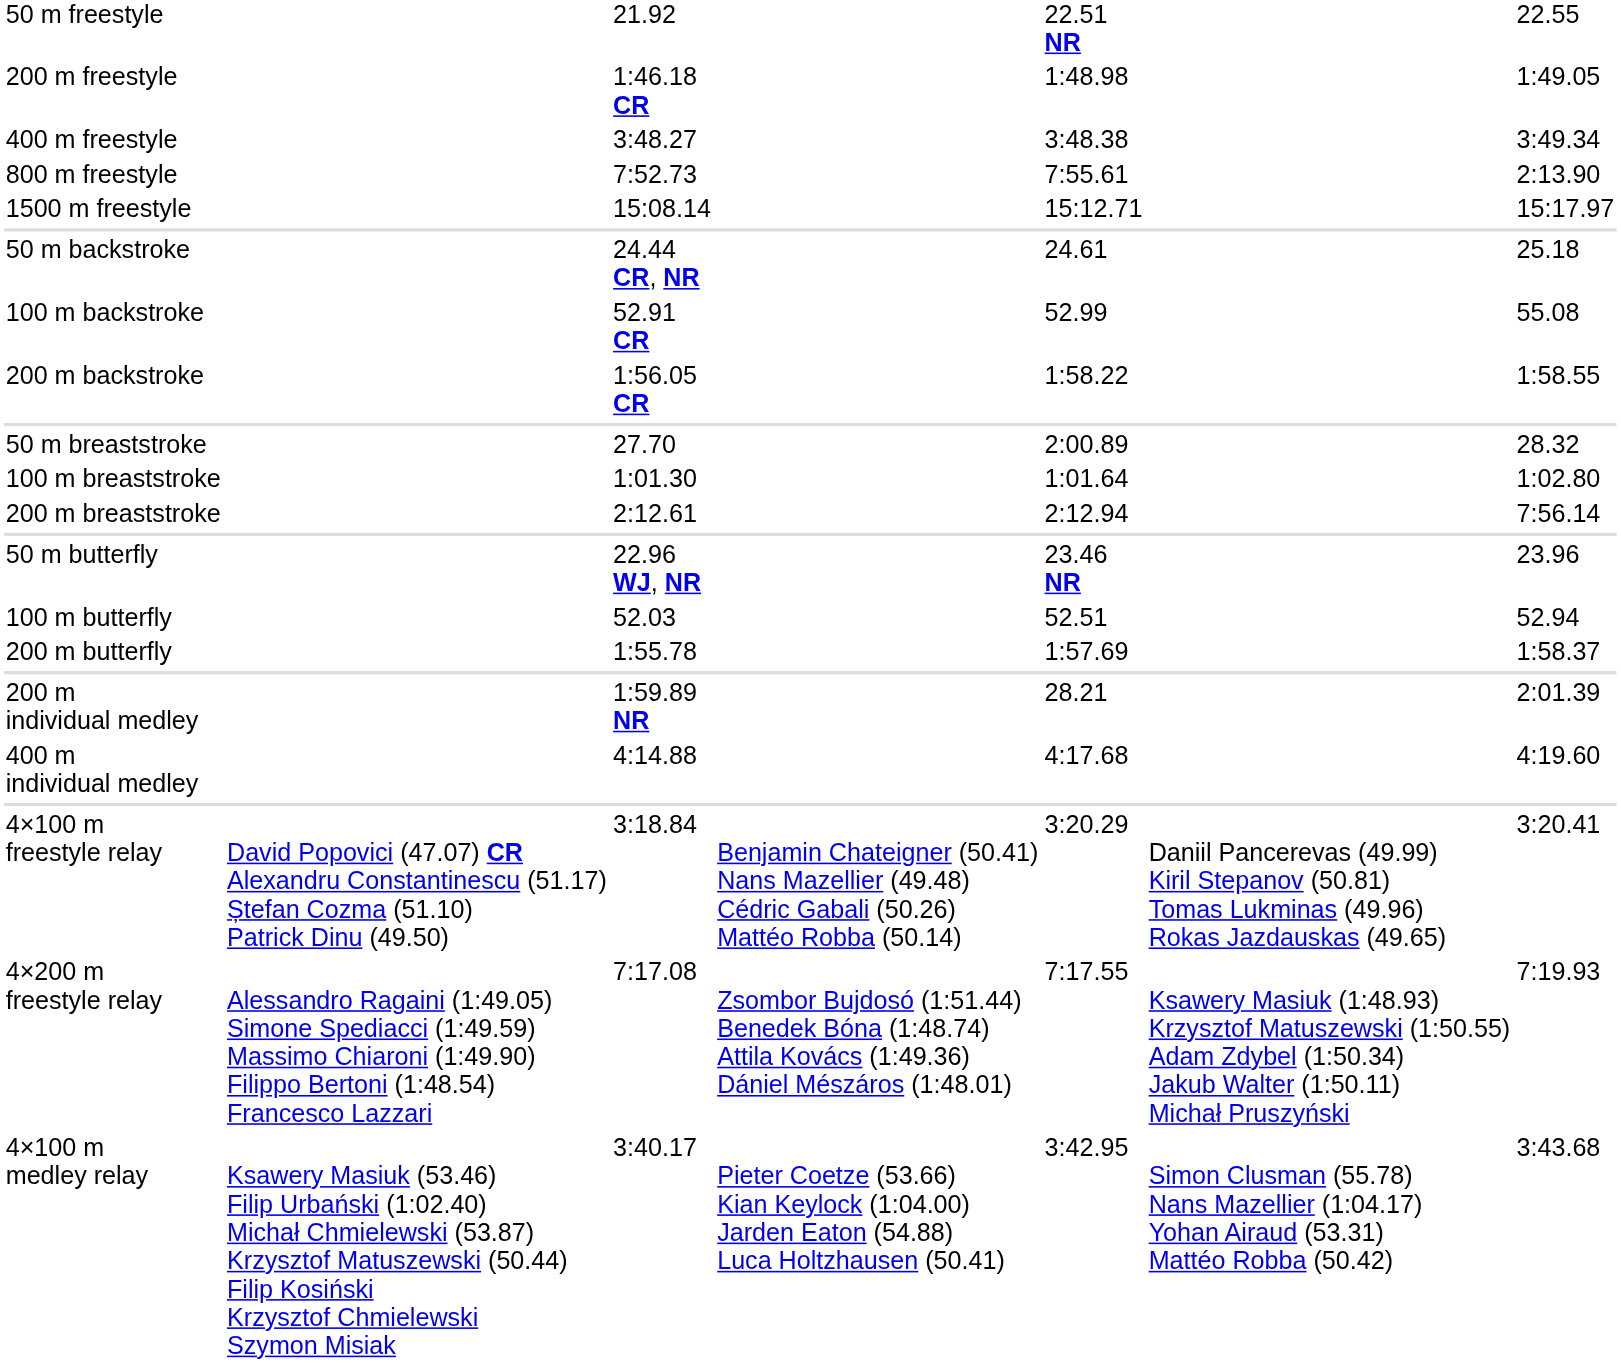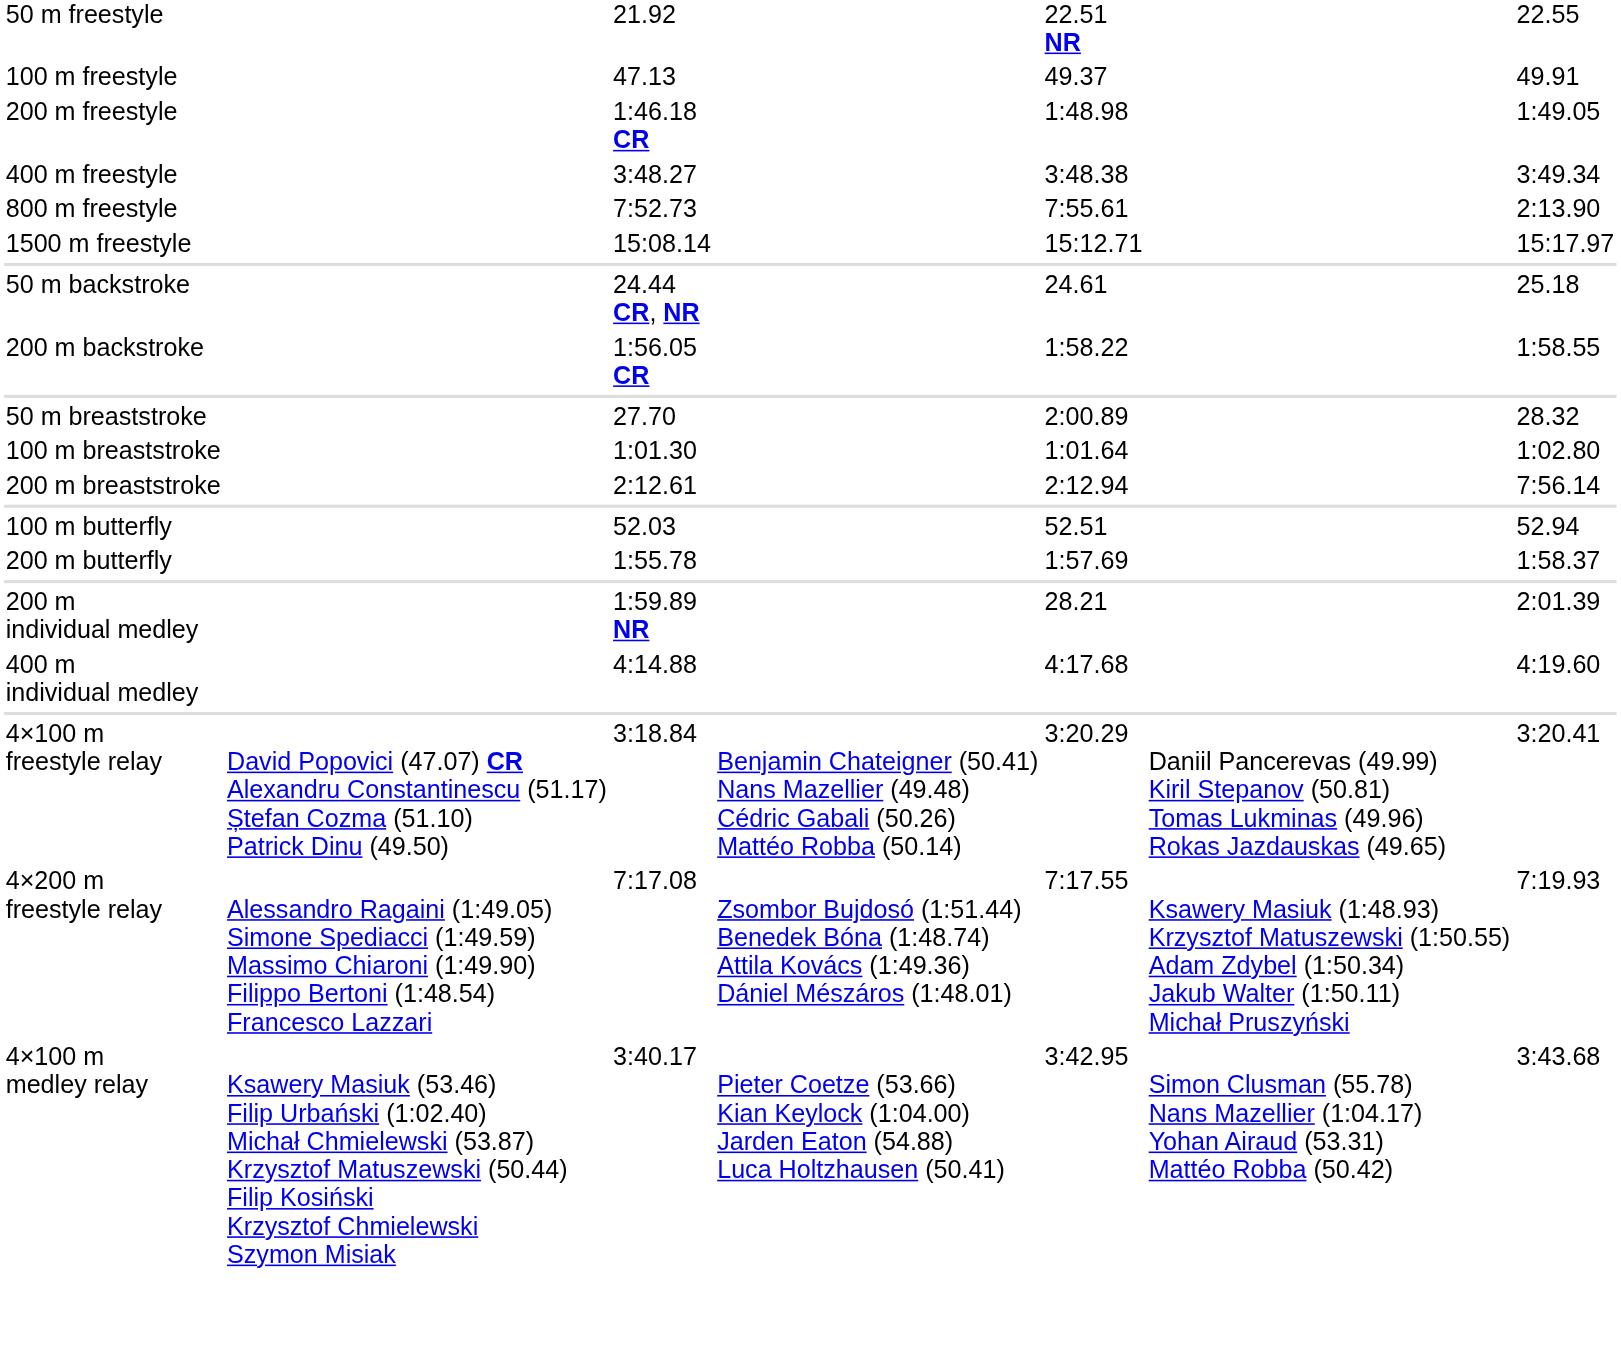+ row: (92, 77)
- row: (105, 312)
- row: (82, 554)
